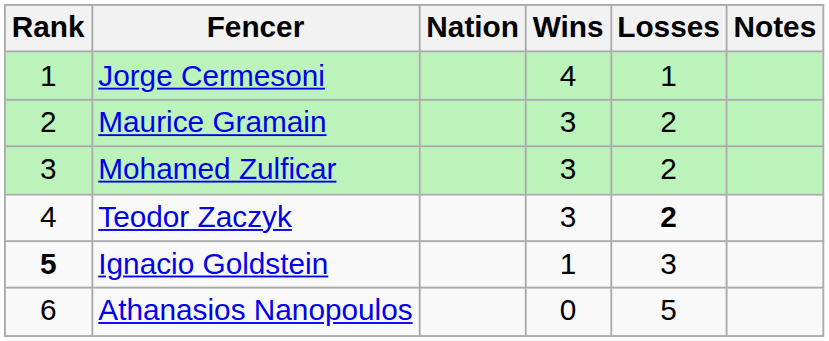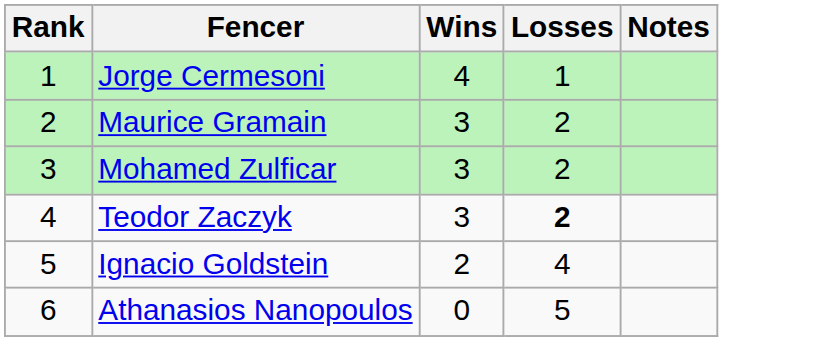- column: (473, 28)
(48, 264) bold -> (48, 264) normal
(568, 264) 1 -> (462, 264) 2
(668, 264) 3 -> (562, 264) 4
